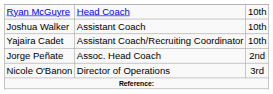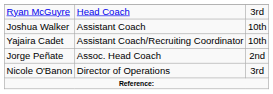(257, 12) 10th -> (257, 12) 3rd
